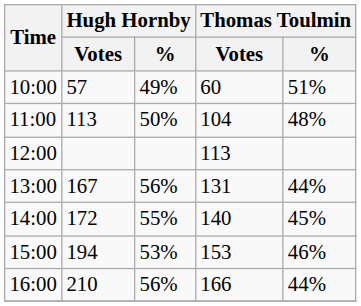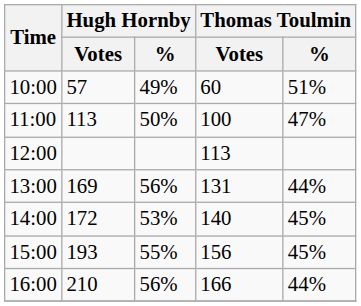(216, 119) 104 -> (216, 119) 100
(307, 119) 48% -> (307, 119) 47%
(82, 185) 167 -> (82, 185) 169
(159, 218) 55% -> (159, 218) 53%
(82, 251) 194 -> (82, 251) 193
(159, 251) 53% -> (159, 251) 55%
(216, 251) 153 -> (216, 251) 156
(307, 251) 46% -> (307, 251) 45%
